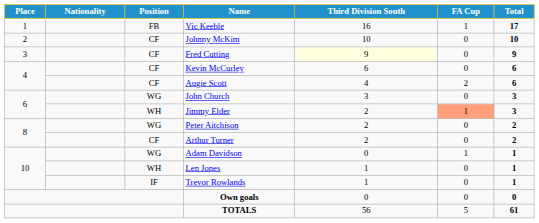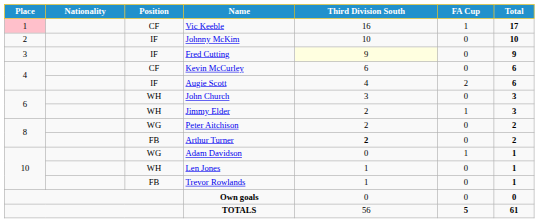(25, 26) no background -> (25, 26) pink background
(154, 26) FB -> (154, 26) CF
(154, 40) CF -> (154, 40) IF
(154, 54) CF -> (154, 54) IF
(154, 83) CF -> (154, 83) IF
(154, 97) WG -> (154, 97) WH
(466, 111) lightsalmon background -> (466, 111) no background
(154, 140) CF -> (154, 140) FB
(366, 140) normal -> (366, 140) bold
(154, 183) IF -> (154, 183) FB
(466, 211) normal -> (466, 211) bold
